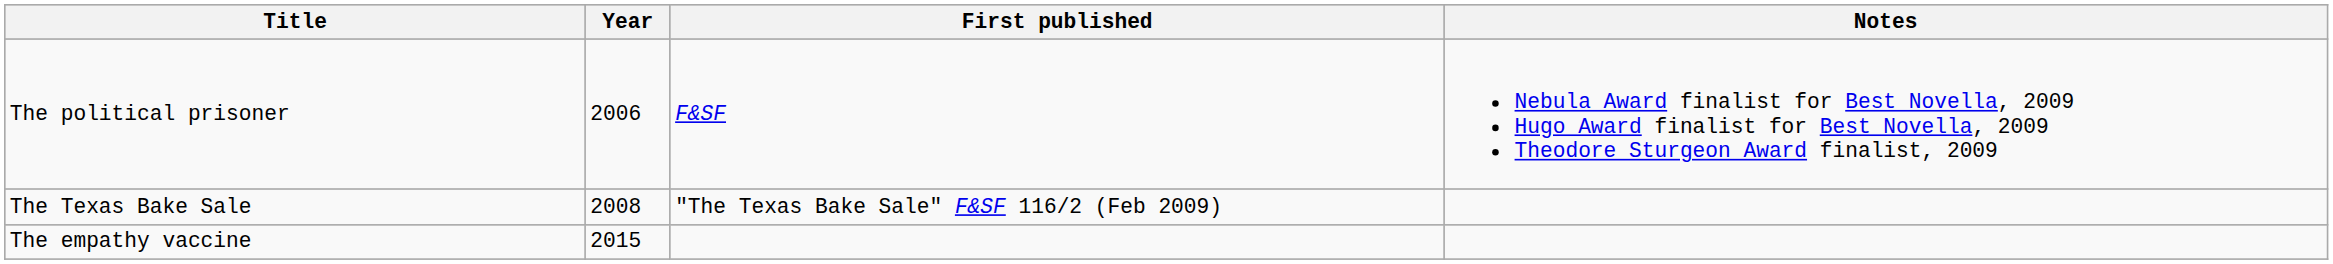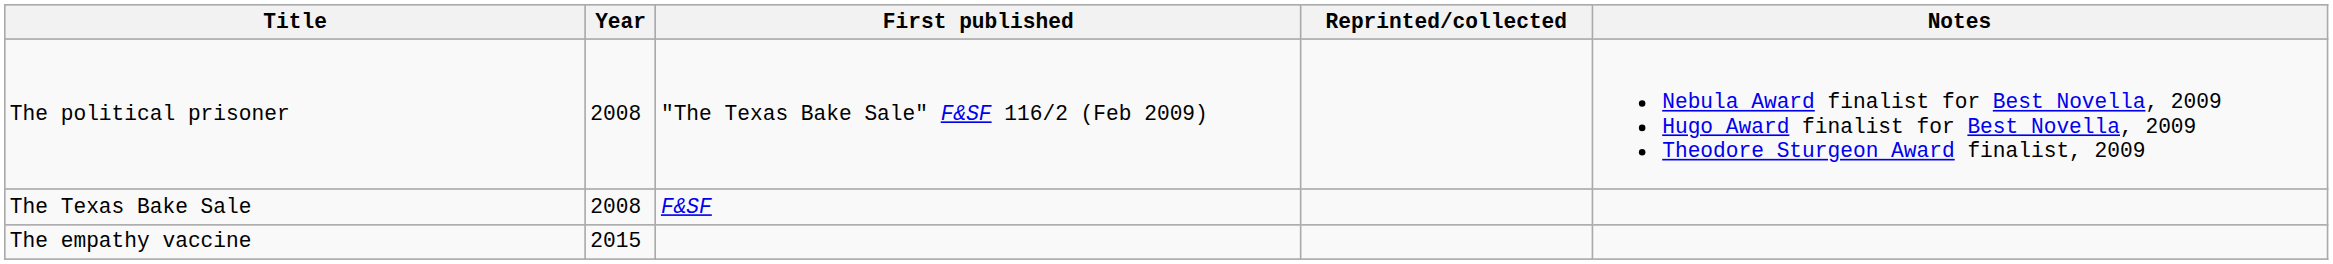+ column: (1446, 22)
(616, 114) 2006 -> (616, 114) 2008
(701, 114) F&SF -> (934, 114) "The Texas Bake Sale" F&SF 116/2 (Feb 2009)
(949, 207) "The Texas Bake Sale" F&SF 116/2 (Feb 2009) -> (686, 207) F&SF
